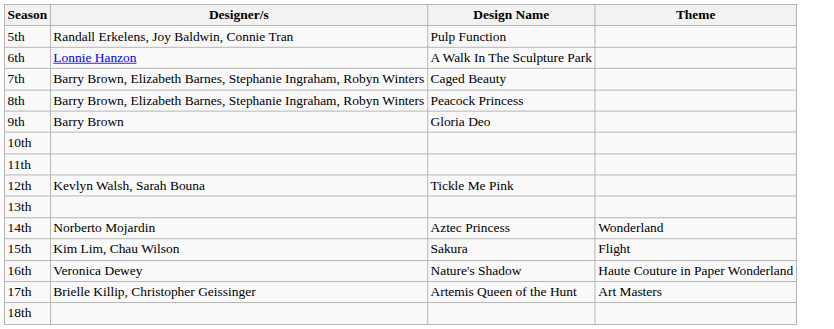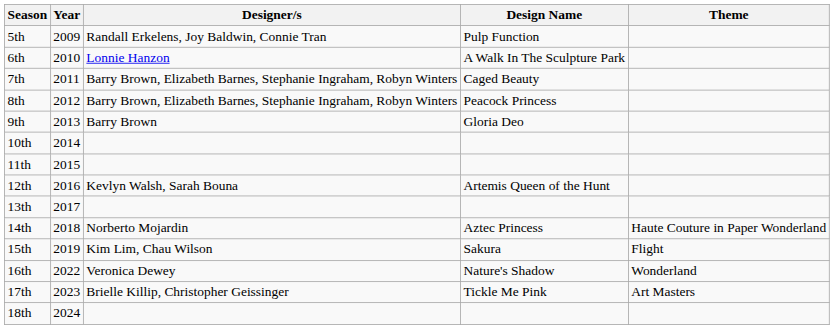+ column: (67, 15)
(472, 185) Tickle Me Pink -> (537, 185) Artemis Queen of the Hunt
(631, 228) Wonderland -> (729, 228) Haute Couture in Paper Wonderland
(696, 270) Haute Couture in Paper Wonderland -> (664, 270) Wonderland
(504, 292) Artemis Queen of the Hunt -> (505, 292) Tickle Me Pink
